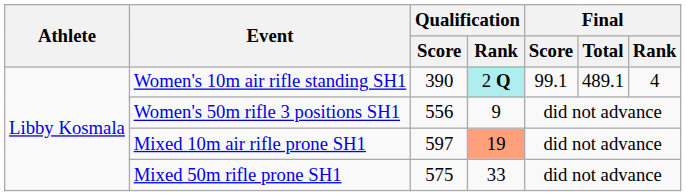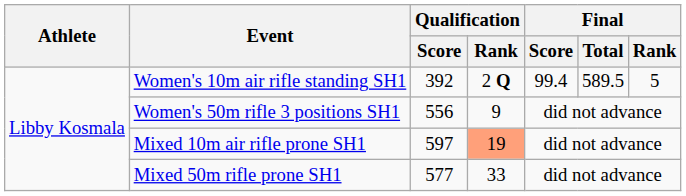(439, 82) 390 -> (439, 82) 392
(496, 82) paleturquoise background -> (496, 82) no background
(551, 82) 99.1 -> (551, 82) 99.4
(603, 82) 489.1 -> (603, 82) 589.5
(655, 82) 4 -> (655, 82) 5
(439, 174) 575 -> (439, 174) 577
